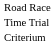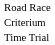rows swapped: (27, 22) <-> (25, 37)
